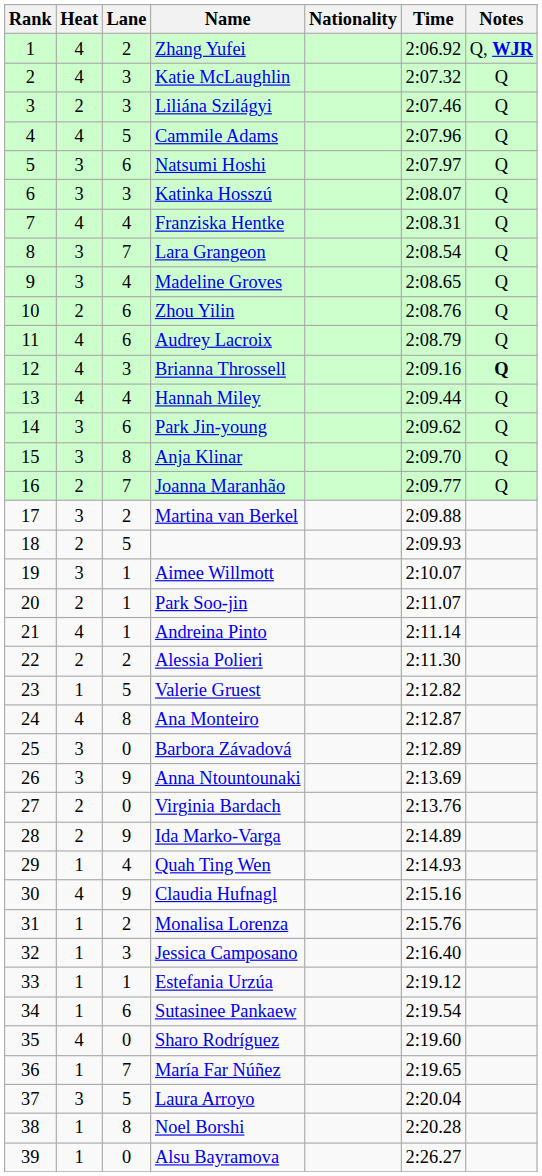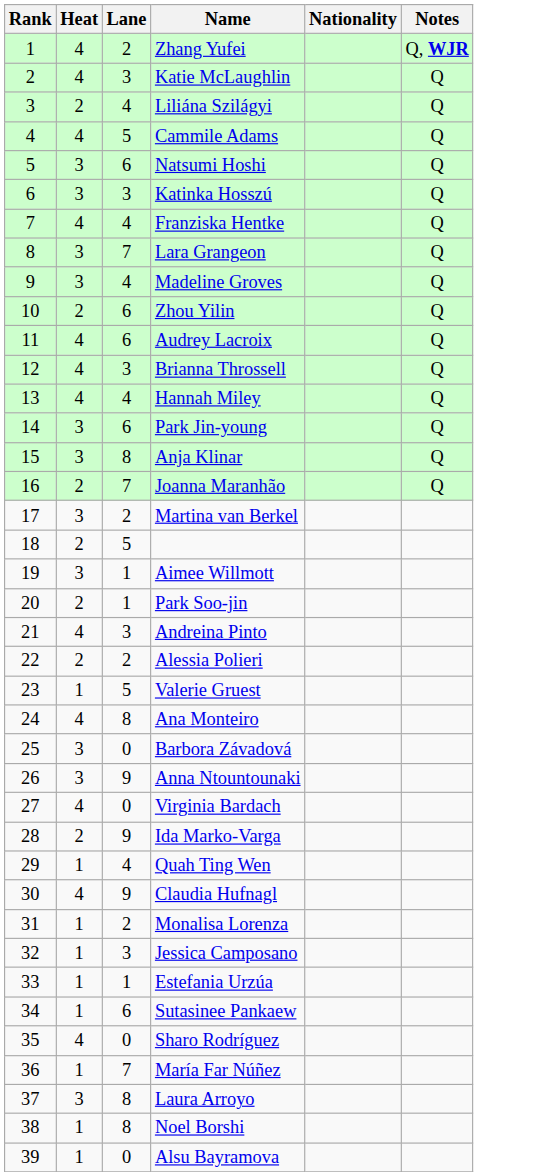- column: (433, 19)
(126, 106) 3 -> (126, 106) 4
(501, 369) bold -> (437, 369) normal
(126, 631) 1 -> (126, 631) 3
(79, 806) 2 -> (79, 806) 4
(126, 1098) 5 -> (126, 1098) 8
